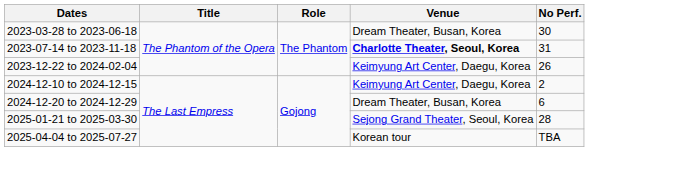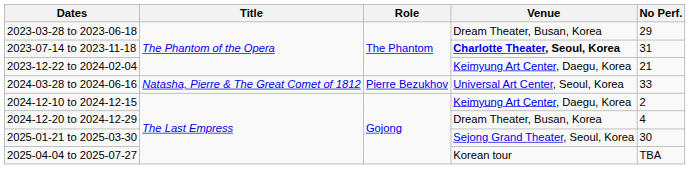(545, 31) 30 -> (646, 31) 29
(545, 66) 26 -> (646, 66) 21
+ row: (72, 84)
(542, 102) 6 -> (643, 119) 4
(545, 119) 28 -> (646, 137) 30
